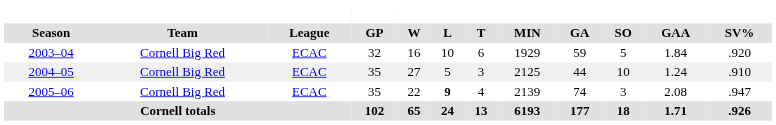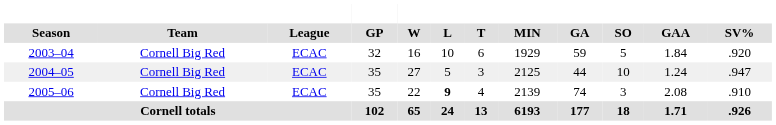(740, 72) .910 -> (740, 72) .947
(740, 91) .947 -> (740, 91) .910
